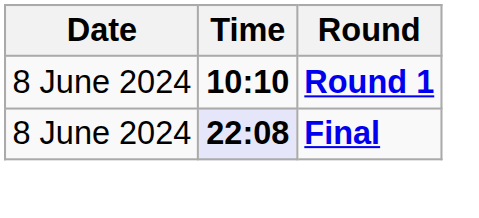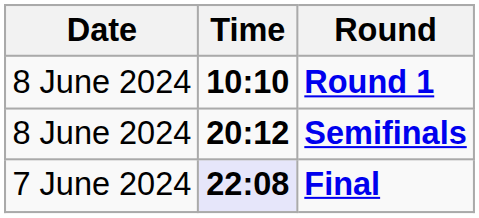+ row: (386, 133)
(102, 133) 8 June 2024 -> (102, 184) 7 June 2024
